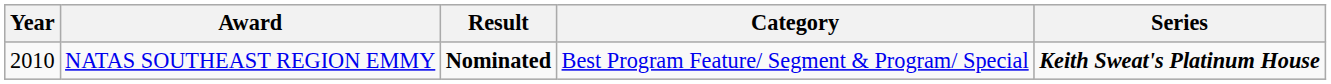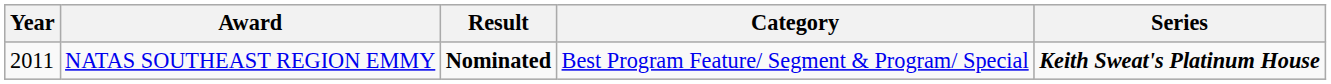(32, 60) 2010 -> (32, 60) 2011
